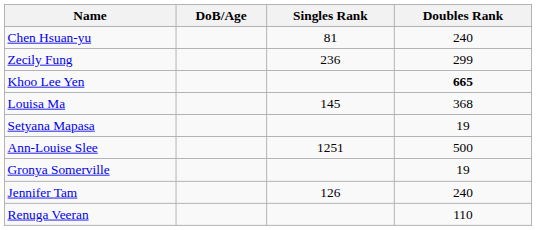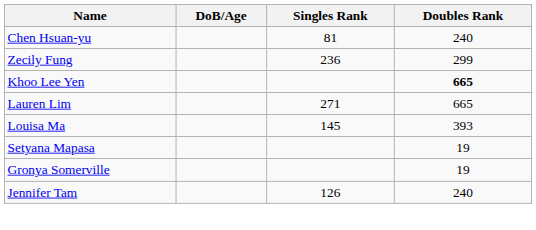+ row: (39, 103)
(463, 103) 368 -> (463, 125) 393
- row: (53, 148)
- row: (48, 214)
